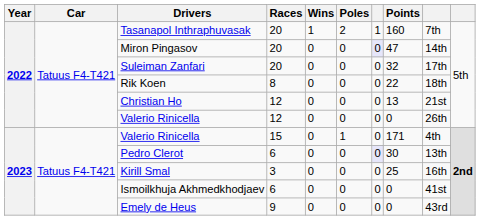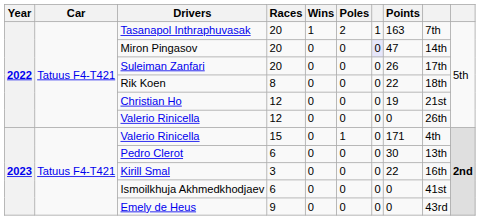(395, 30) 160 -> (395, 30) 163
(392, 66) 32 -> (392, 66) 26
(392, 101) 13 -> (392, 101) 19
(378, 153) lavender background -> (378, 153) no background
(392, 171) 25 -> (392, 171) 22
